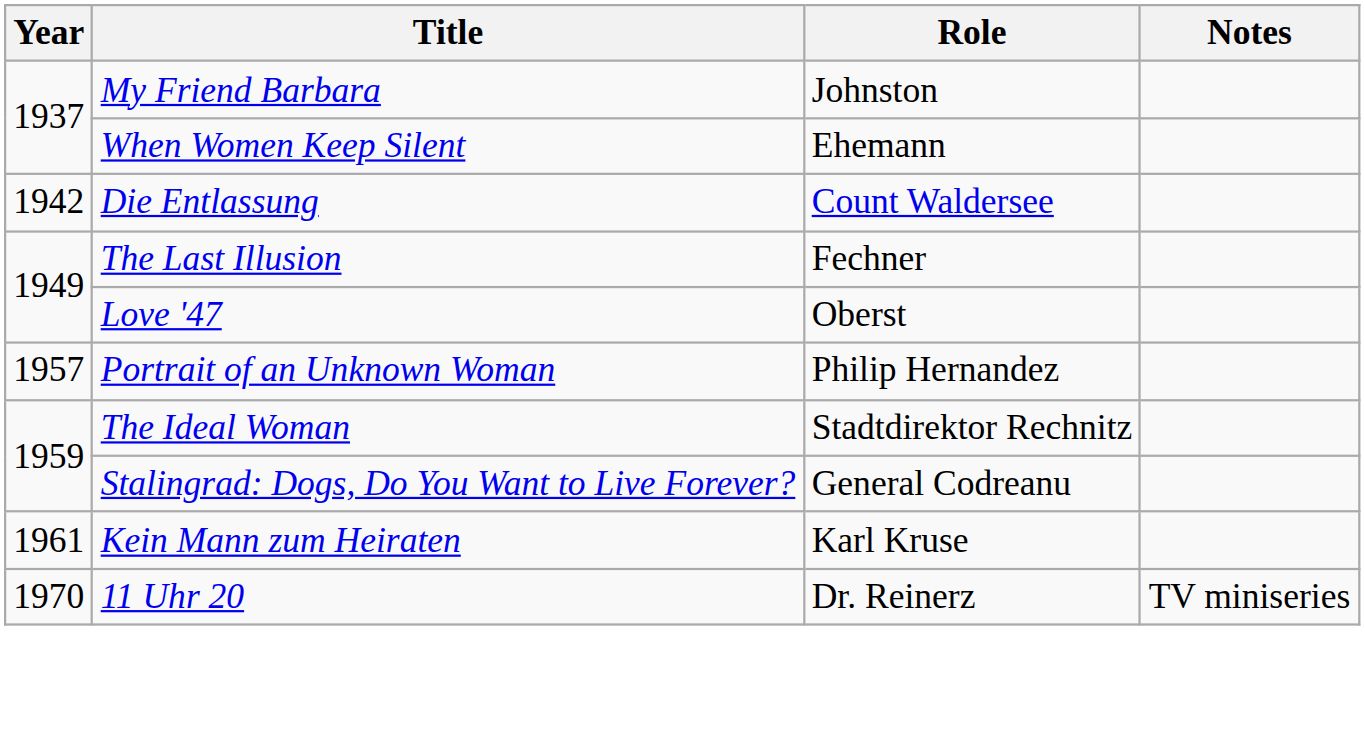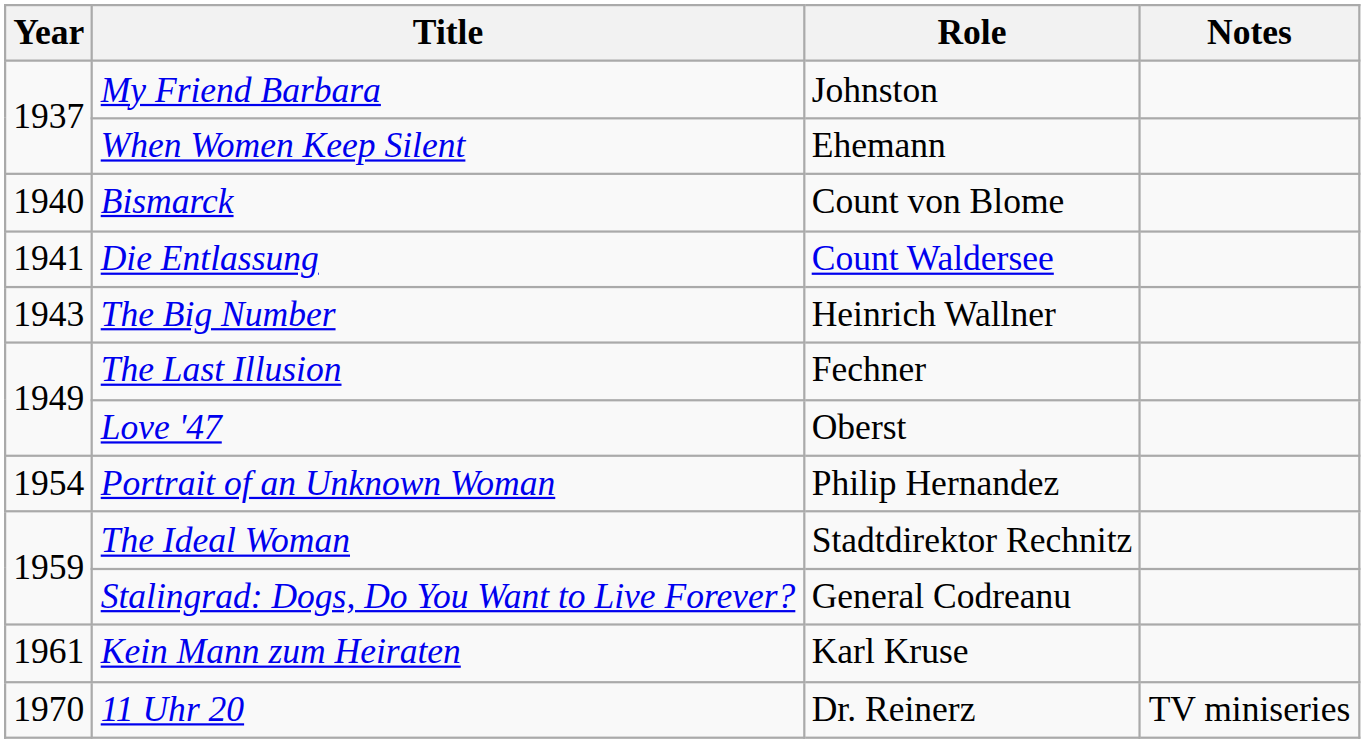+ row: (167, 201)
(49, 201) 1942 -> (49, 257) 1941
+ row: (218, 314)
(49, 370) 1957 -> (49, 483) 1954
